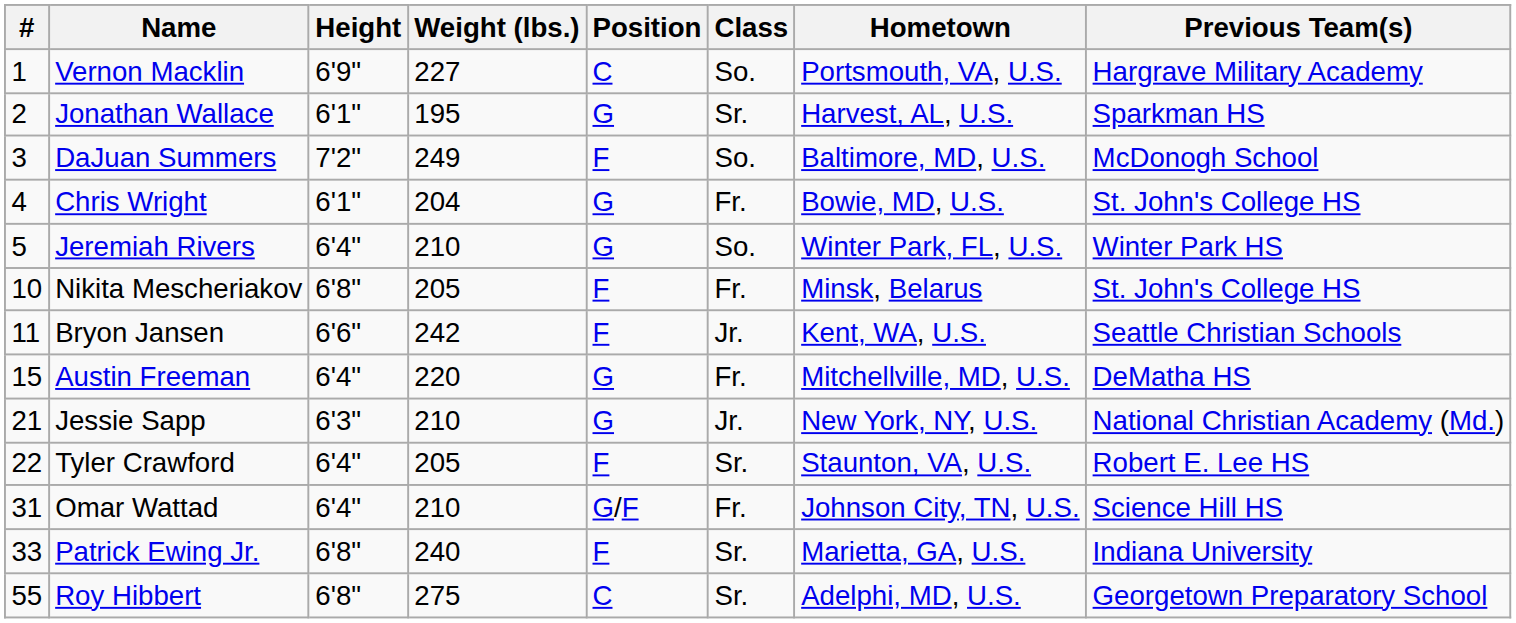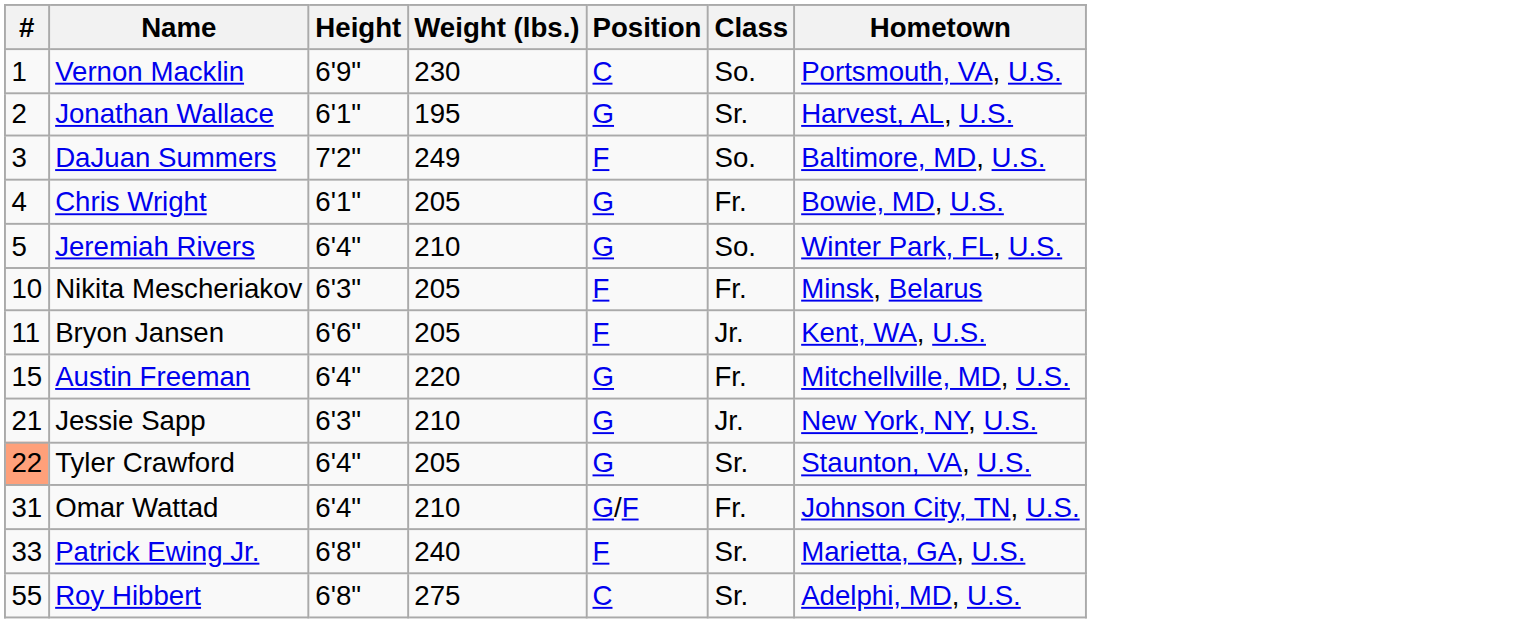- column: (1298, 27)
(437, 71) 227 -> (437, 71) 230
(437, 202) 204 -> (437, 202) 205
(338, 289) 6'8" -> (338, 289) 6'3"
(437, 333) 242 -> (437, 333) 205
(27, 464) no background -> (27, 464) lightsalmon background
(601, 464) F -> (603, 464) G
